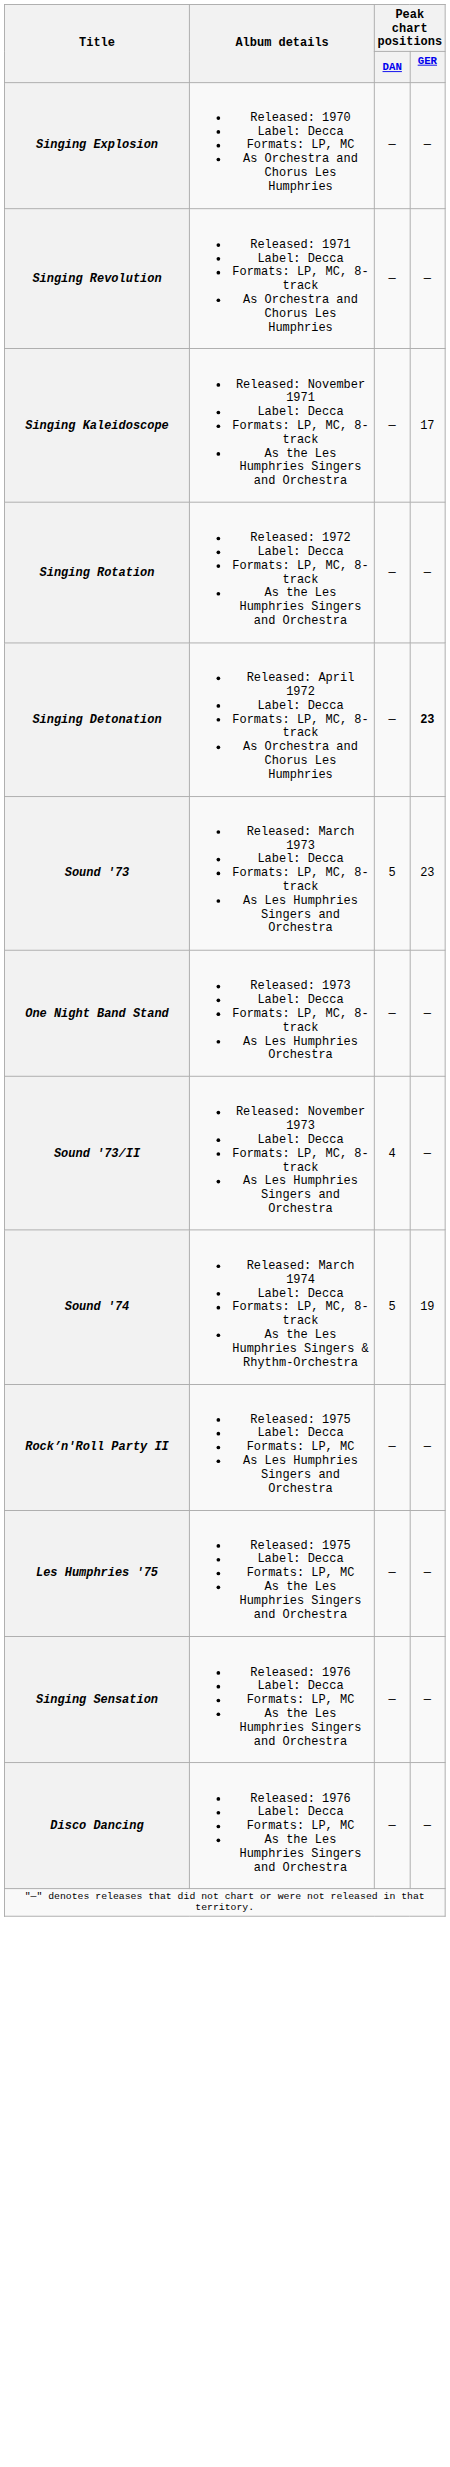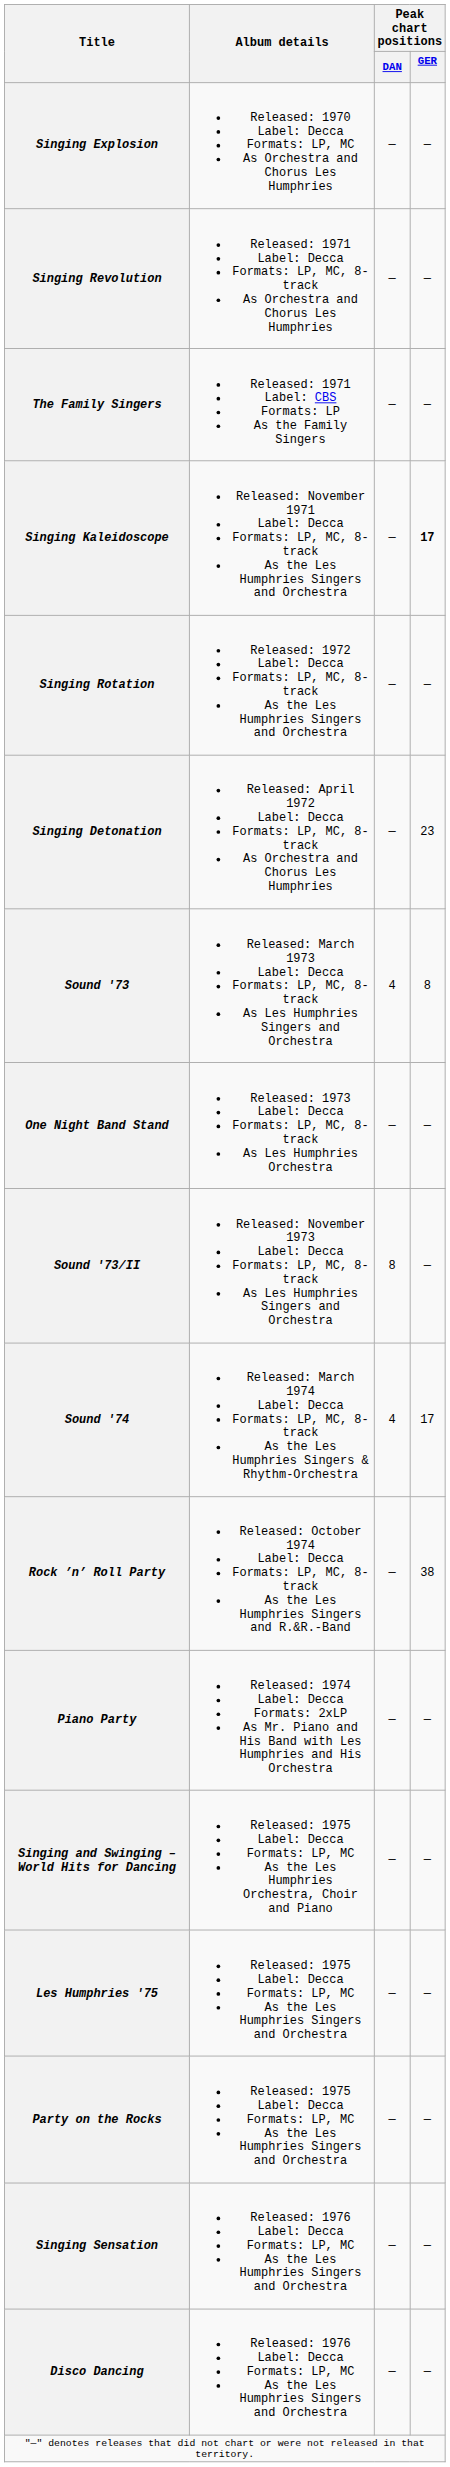+ row: (97, 405)
(427, 426) normal -> (427, 538) bold
(427, 719) bold -> (427, 832) normal
(392, 873) 5 -> (392, 986) 4
(427, 873) 23 -> (427, 986) 8
(392, 1153) 4 -> (392, 1266) 8
(392, 1307) 5 -> (392, 1420) 4
(427, 1307) 19 -> (427, 1420) 17
+ row: (97, 1573)
+ row: (97, 1720)
+ row: (97, 1860)
- row: (97, 1447)
+ row: (97, 2120)
